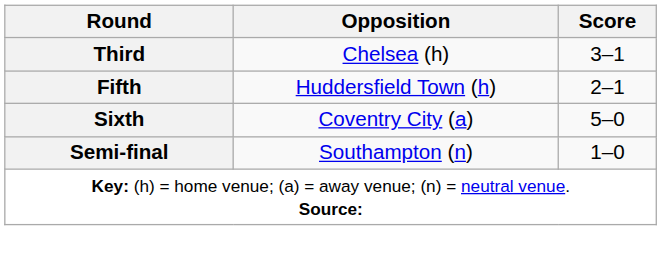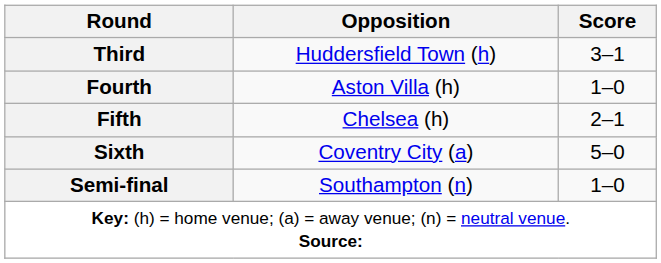(396, 54) Chelsea (h) -> (396, 54) Huddersfield Town (h)
+ row: (119, 86)
(396, 86) Huddersfield Town (h) -> (396, 119) Chelsea (h)
